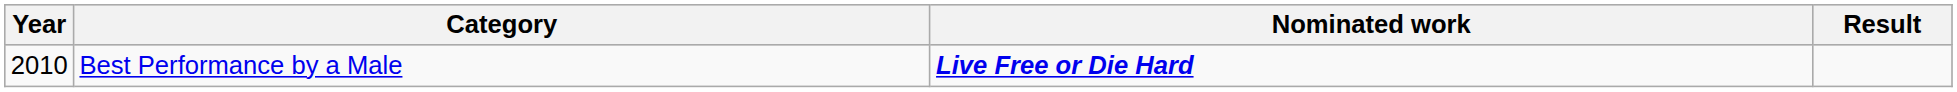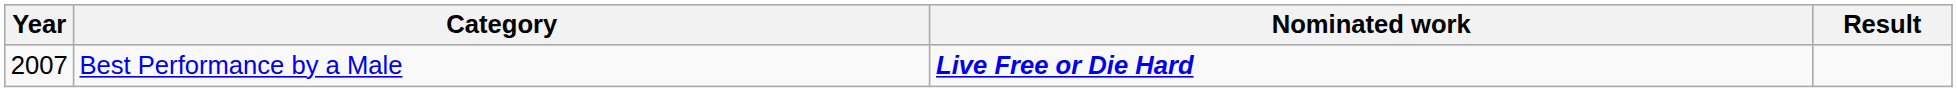(39, 65) 2010 -> (39, 65) 2007
